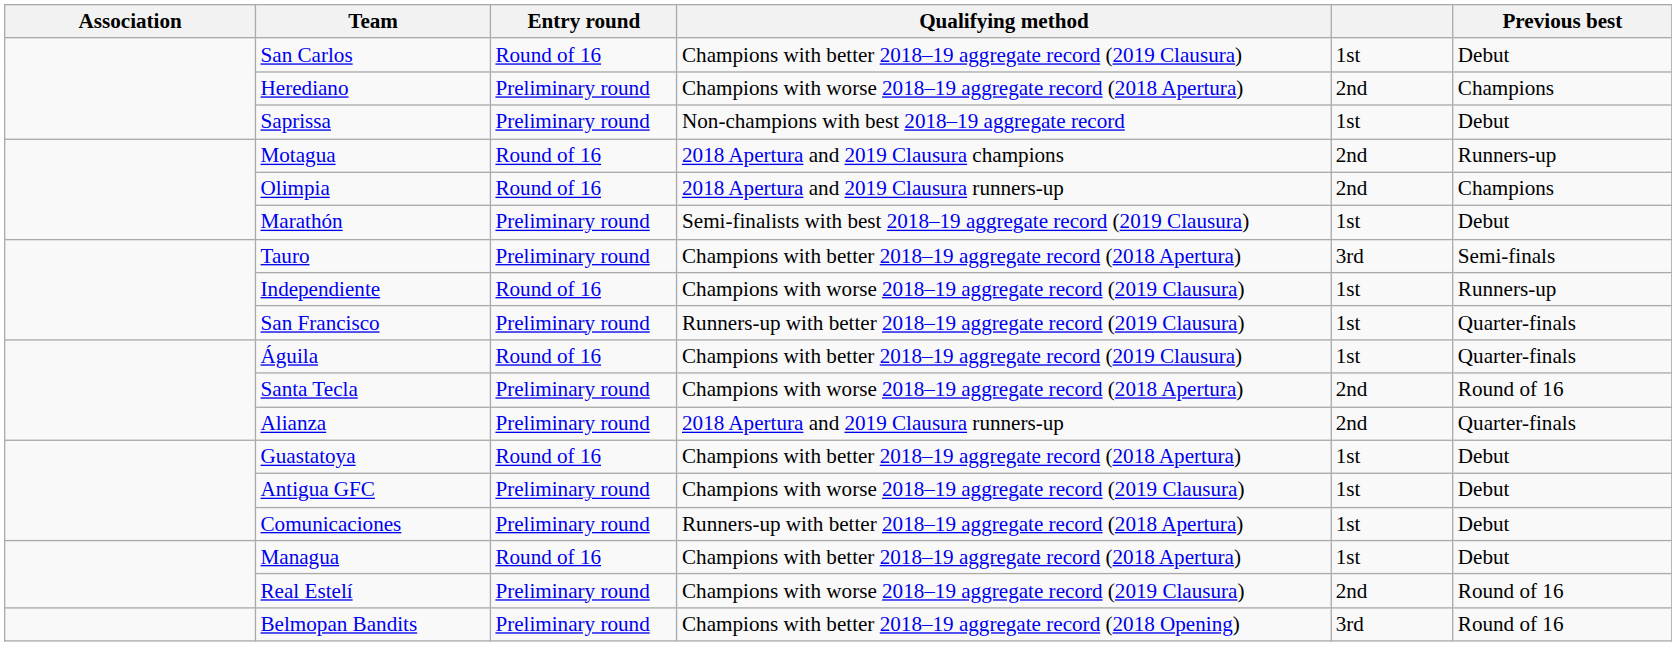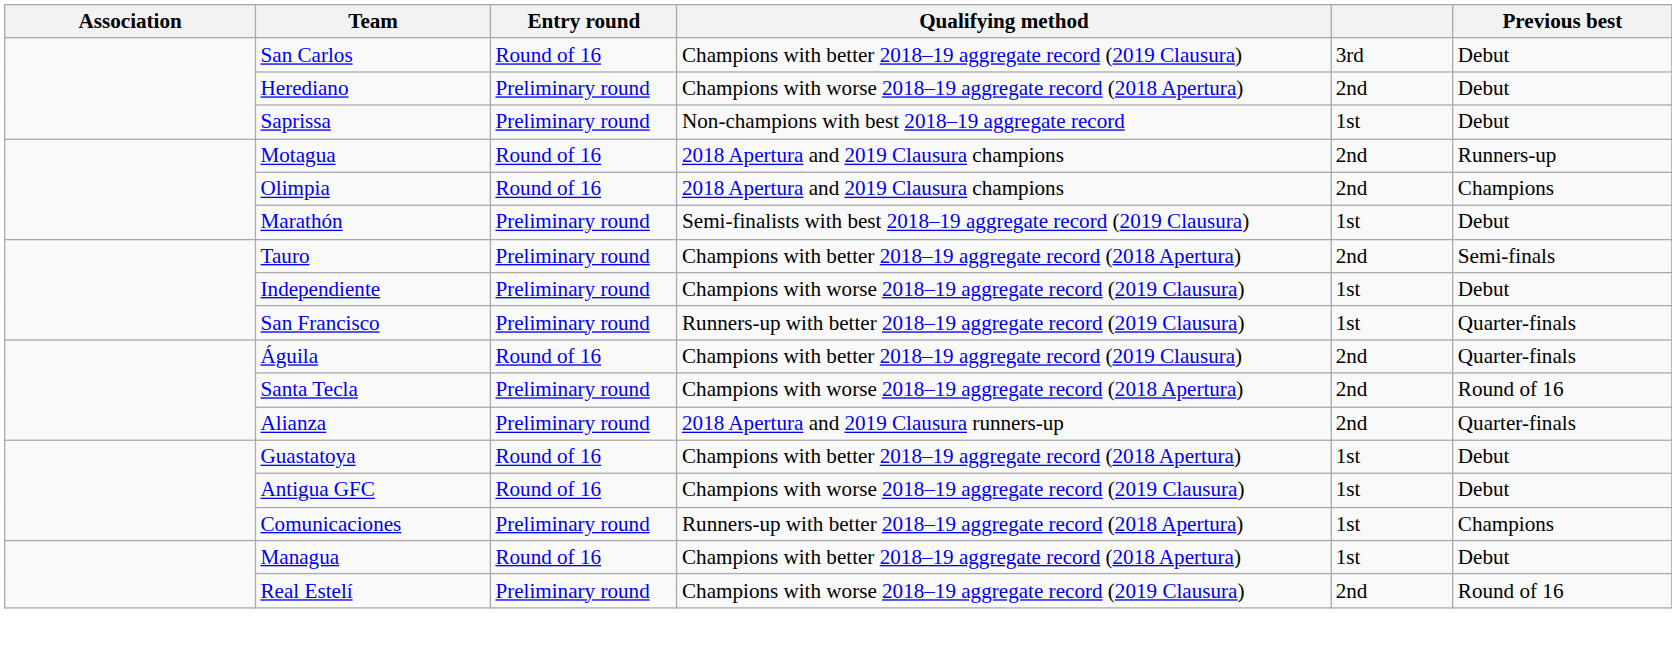(1348, 54) 1st -> (1350, 54) 3rd
(1506, 88) Champions -> (1484, 88) Debut
(873, 188) 2018 Apertura and 2019 Clausura runners-up -> (873, 188) 2018 Apertura and 2019 Clausura champions
(1350, 255) 3rd -> (1352, 255) 2nd
(548, 289) Round of 16 -> (573, 289) Preliminary round
(1507, 289) Runners-up -> (1484, 289) Debut
(1348, 356) 1st -> (1352, 356) 2nd
(573, 490) Preliminary round -> (548, 490) Round of 16
(1484, 523) Debut -> (1506, 523) Champions
- row: (339, 624)
